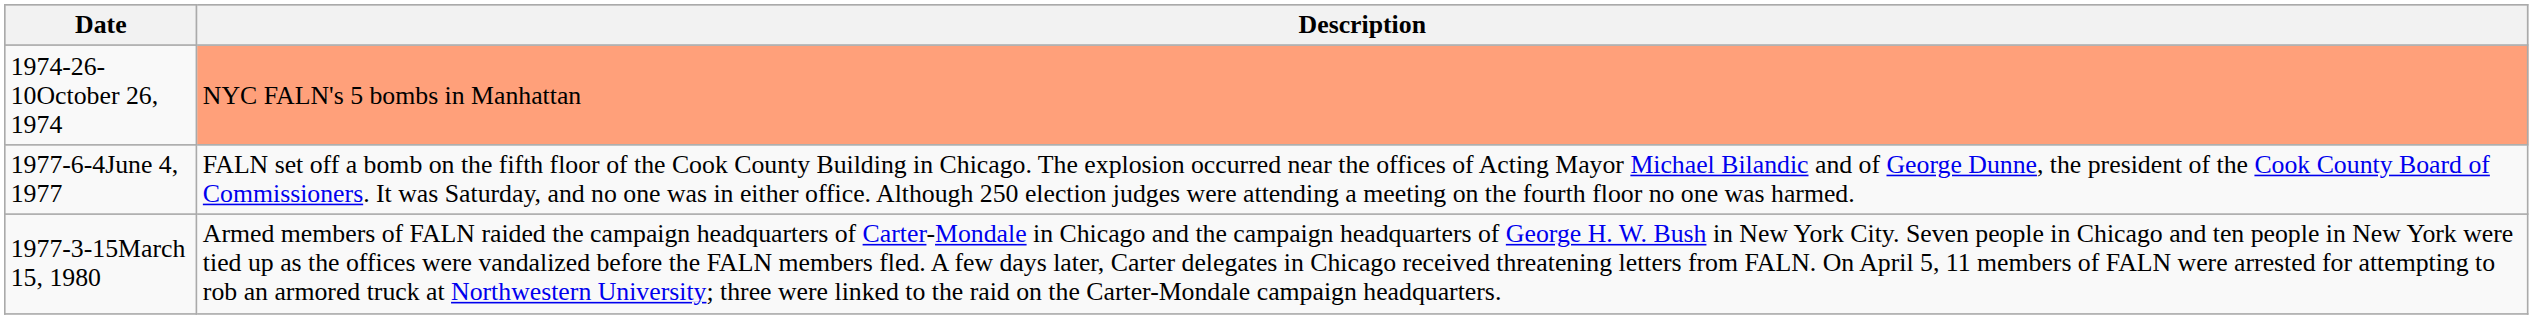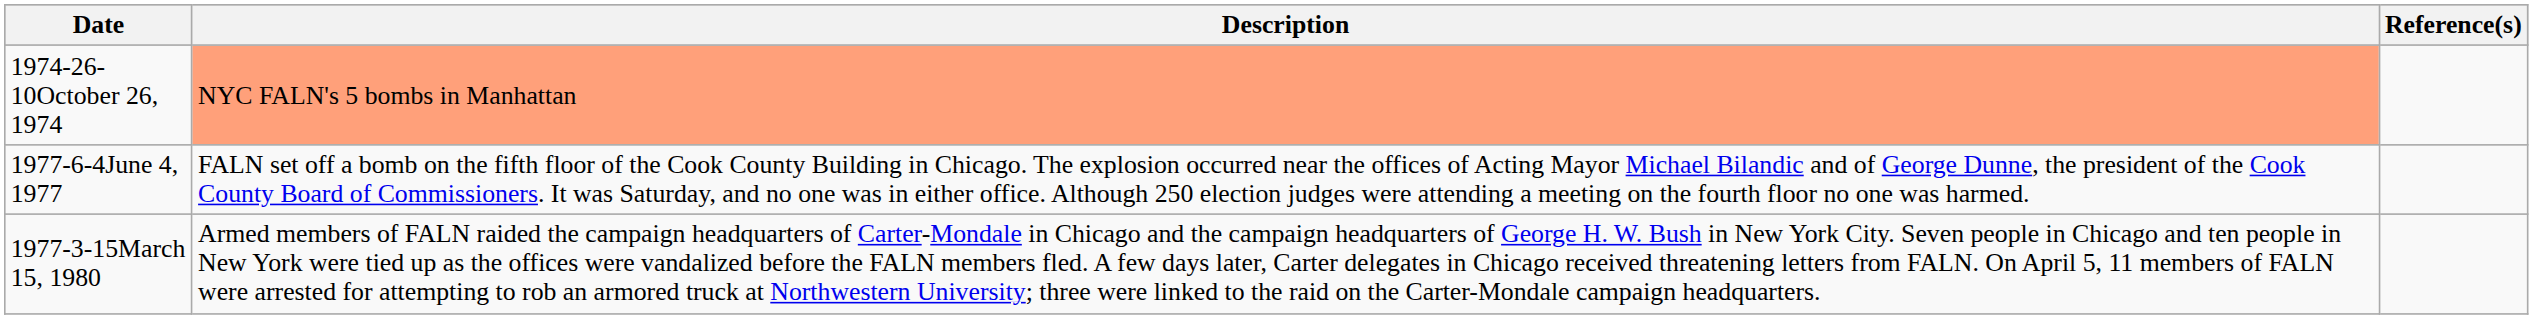+ column: (2453, 24)
